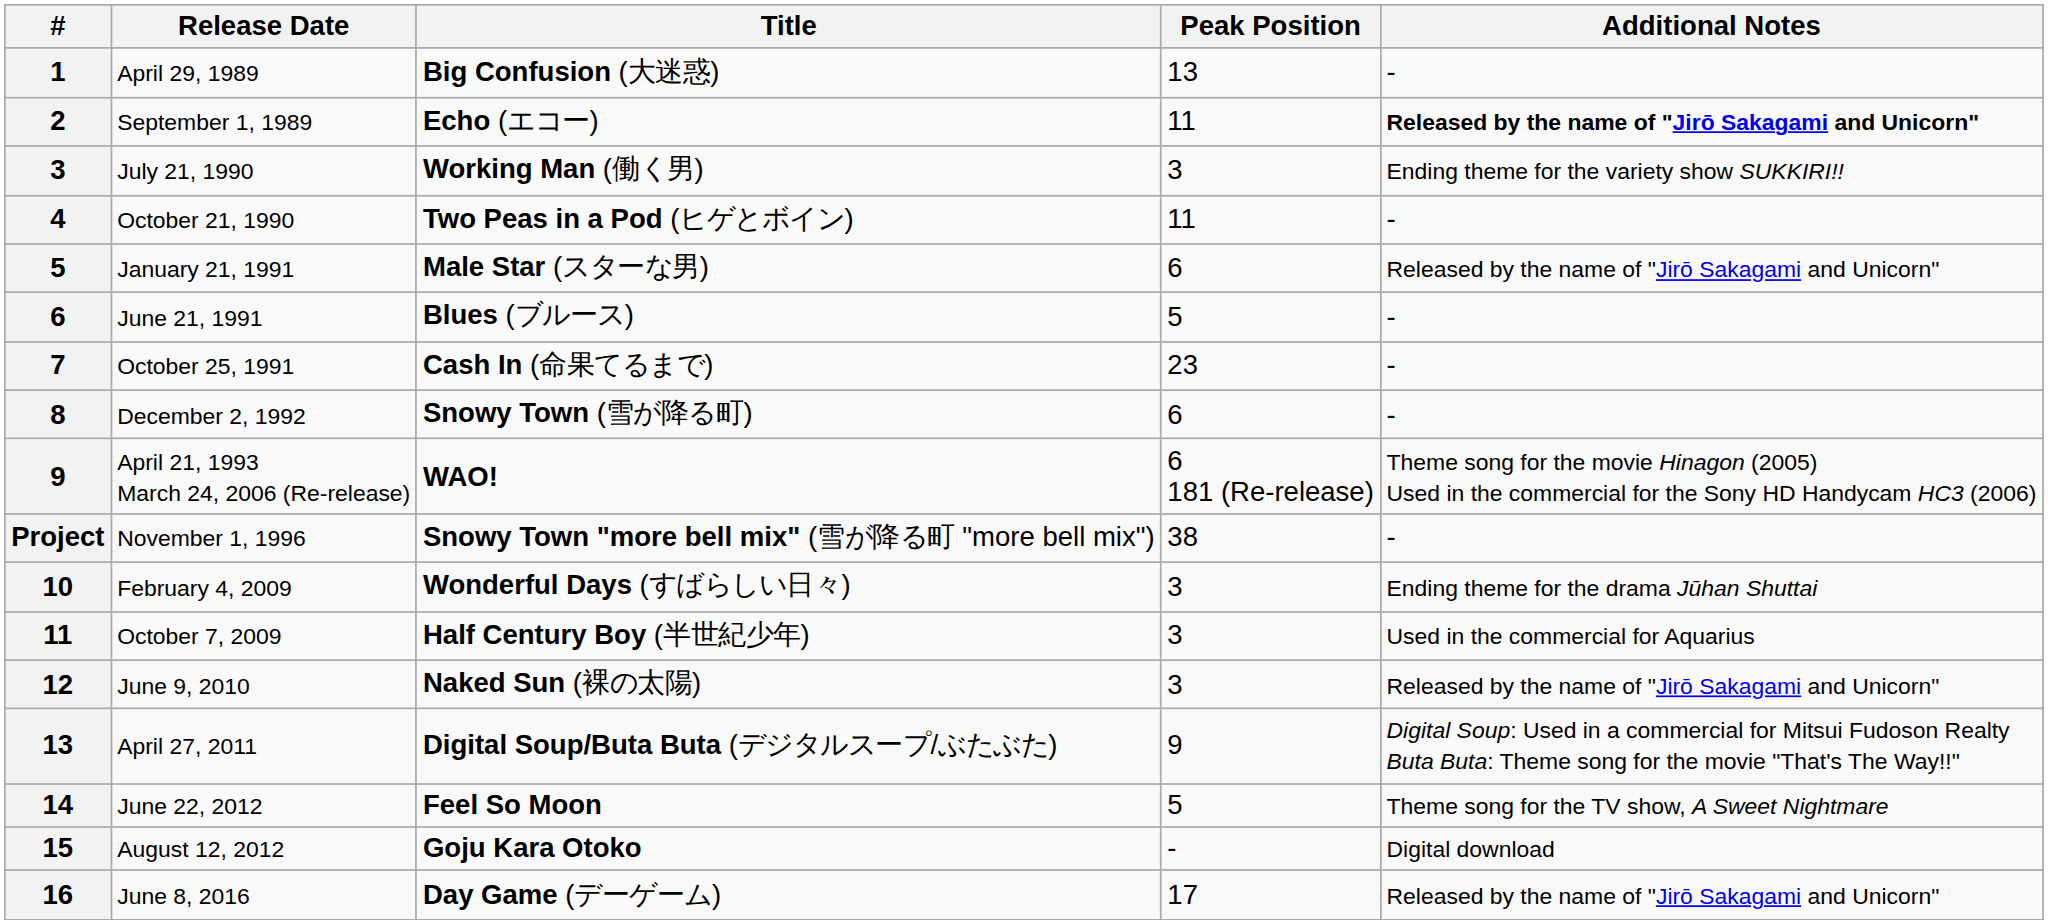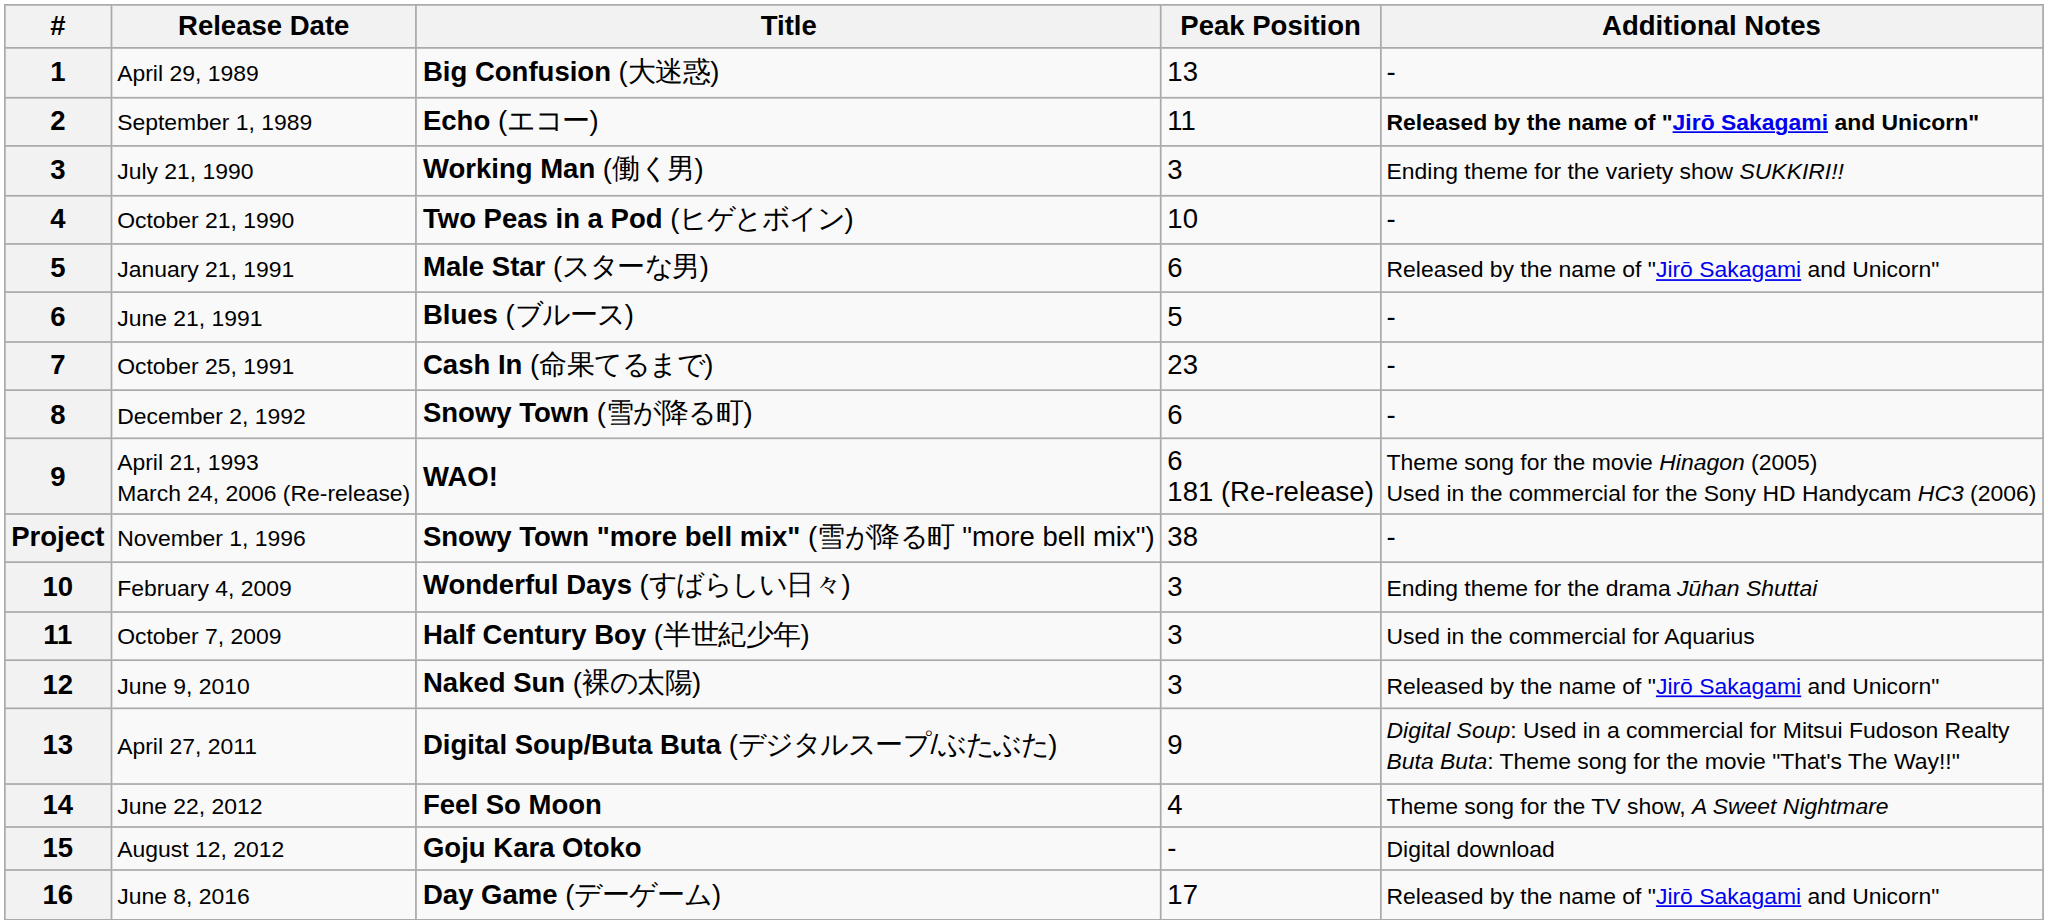(1182, 218) 11 -> (1183, 218) 10
(1175, 804) 5 -> (1175, 804) 4
